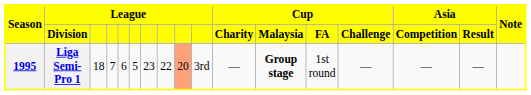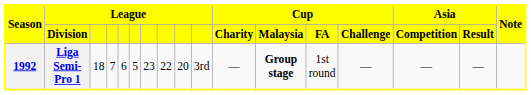(25, 66) 1995 -> (25, 66) 1992
(183, 66) lightsalmon background -> (183, 66) no background
